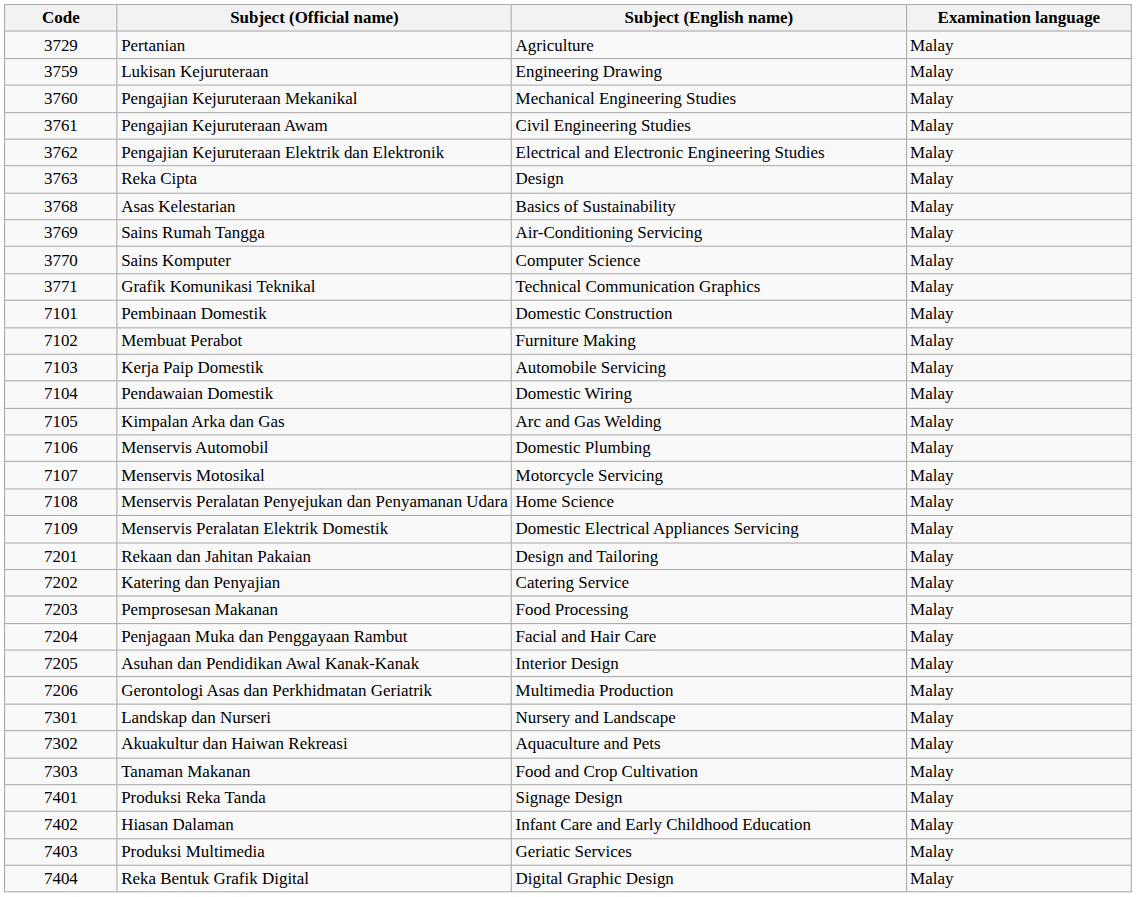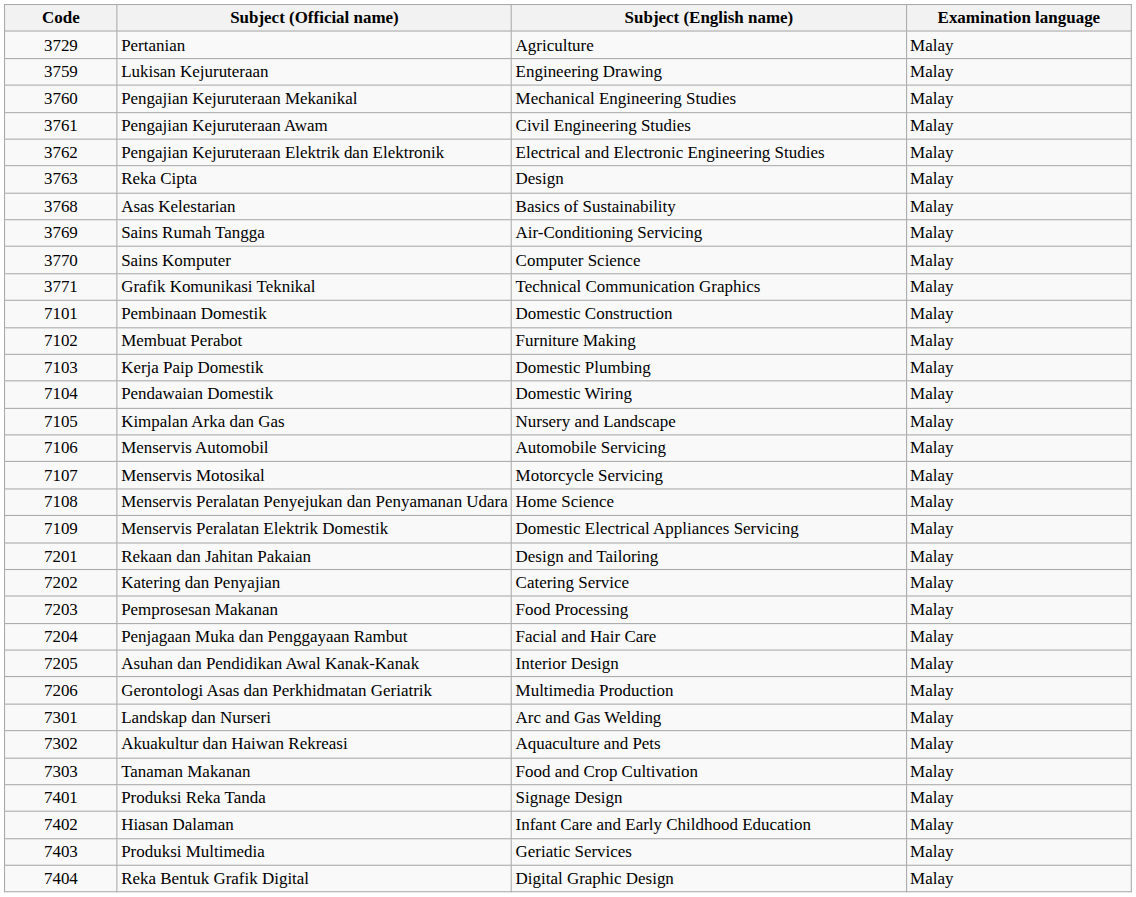(591, 367) Automobile Servicing -> (583, 367) Domestic Plumbing
(588, 421) Arc and Gas Welding -> (596, 421) Nursery and Landscape
(583, 448) Domestic Plumbing -> (591, 448) Automobile Servicing
(596, 717) Nursery and Landscape -> (588, 717) Arc and Gas Welding
